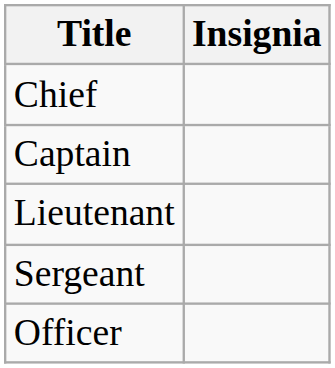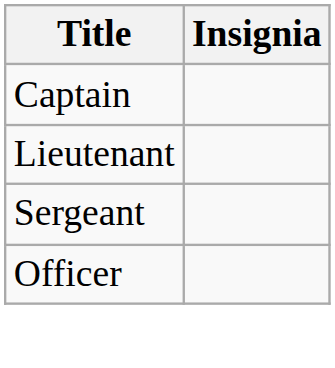- row: (56, 93)
